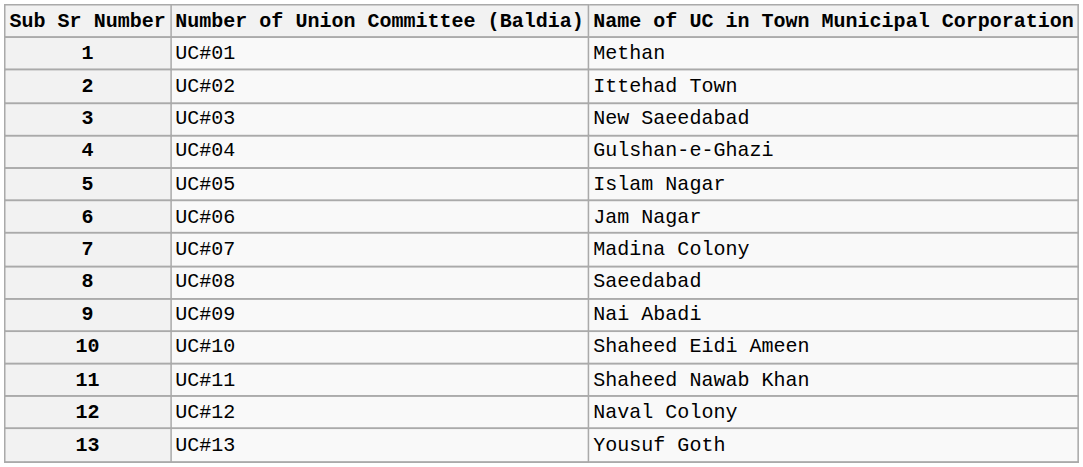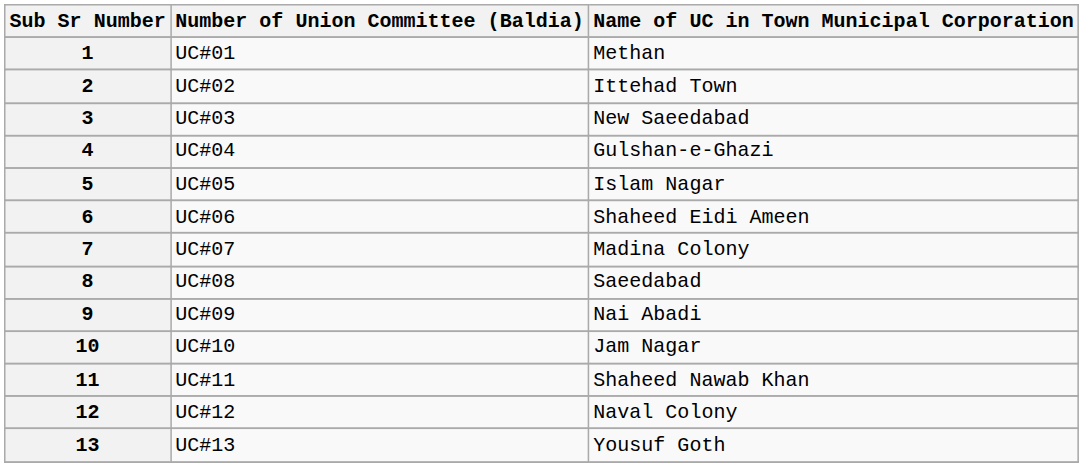(647, 217) Jam Nagar -> (701, 217) Shaheed Eidi Ameen
(701, 347) Shaheed Eidi Ameen -> (647, 347) Jam Nagar
